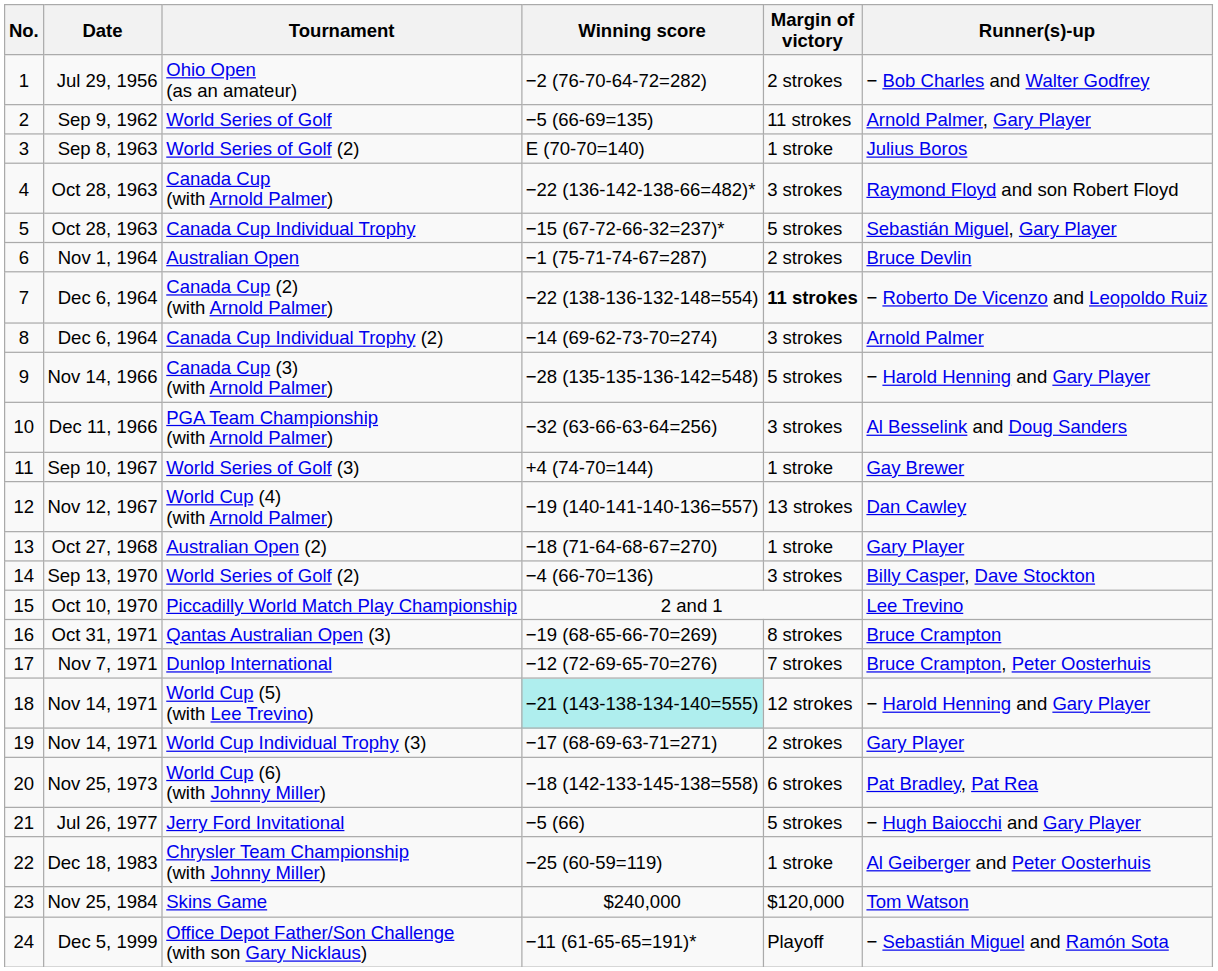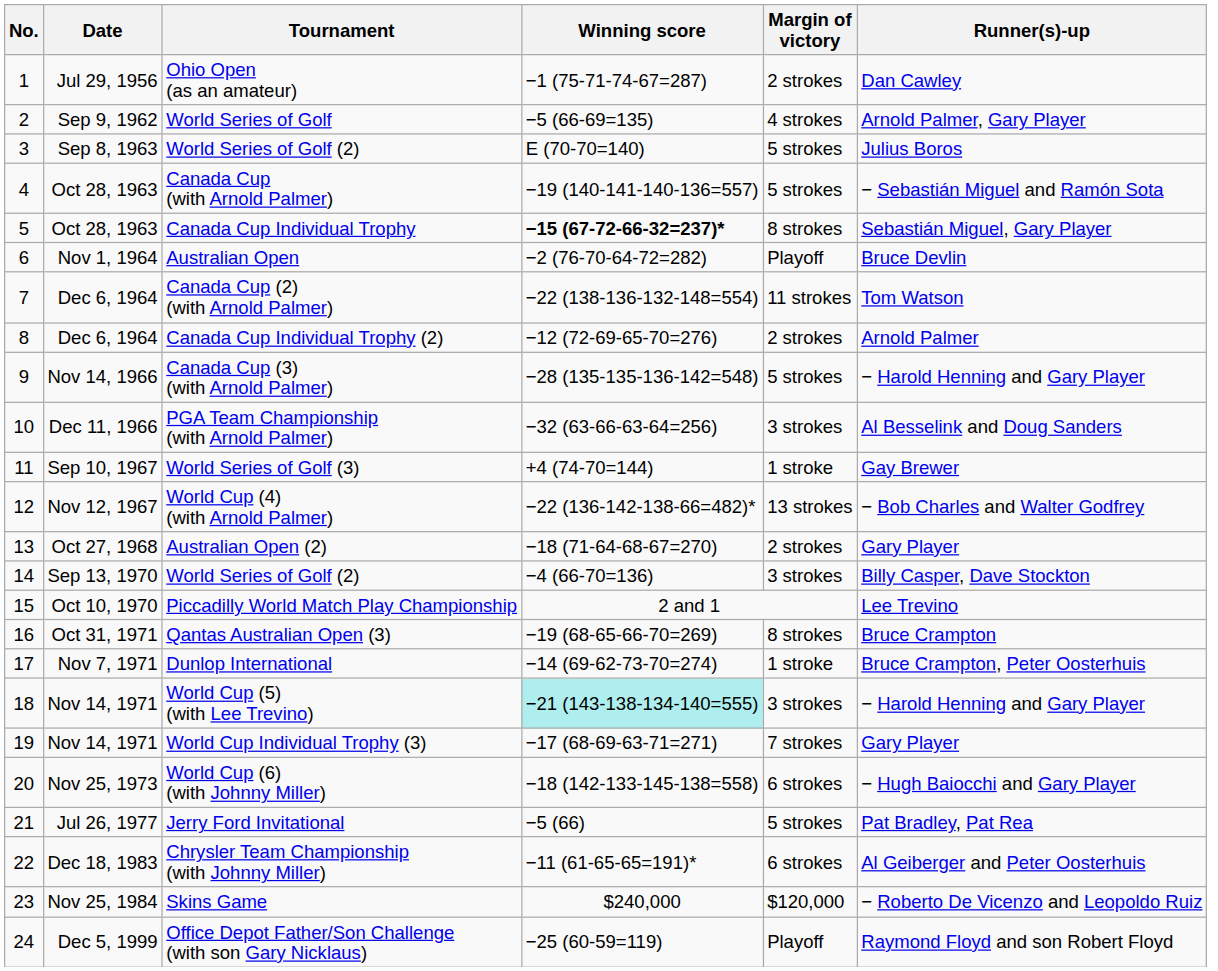(616, 80) −2 (76-70-64-72=282) -> (616, 80) −1 (75-71-74-67=287)
(1008, 80) − Bob Charles and Walter Godfrey -> (911, 80) Dan Cawley
(809, 120) 11 strokes -> (805, 120) 4 strokes
(800, 149) 1 stroke -> (805, 149) 5 strokes
(641, 189) −22 (136-142-138-66=482)* -> (642, 189) −19 (140-141-140-136=557)
(805, 189) 3 strokes -> (805, 189) 5 strokes
(1022, 189) Raymond Floyd and son Robert Floyd -> (1012, 189) − Sebastián Miguel and Ramón Sota
(625, 228) normal -> (625, 228) bold
(805, 228) 5 strokes -> (805, 228) 8 strokes
(616, 258) −1 (75-71-74-67=287) -> (616, 258) −2 (76-70-64-72=282)
(805, 258) 2 strokes -> (795, 258) Playoff
(812, 298) bold -> (809, 298) normal
(1037, 298) − Roberto De Vicenzo and Leopoldo Ruiz -> (912, 298) Tom Watson
(622, 337) −14 (69-62-73-70=274) -> (622, 337) −12 (72-69-65-70=276)
(805, 337) 3 strokes -> (805, 337) 2 strokes
(642, 507) −19 (140-141-140-136=557) -> (641, 507) −22 (136-142-138-66=482)*
(916, 507) Dan Cawley -> (1003, 507) − Bob Charles and Walter Godfrey
(800, 546) 1 stroke -> (805, 546) 2 strokes
(622, 664) −12 (72-69-65-70=276) -> (622, 664) −14 (69-62-73-70=274)
(805, 664) 7 strokes -> (800, 664) 1 stroke
(810, 703) 12 strokes -> (805, 703) 3 strokes
(805, 743) 2 strokes -> (805, 743) 7 strokes
(952, 783) Pat Bradley, Pat Rea -> (999, 783) − Hugh Baiocchi and Gary Player
(1004, 823) − Hugh Baiocchi and Gary Player -> (947, 823) Pat Bradley, Pat Rea
(594, 862) −25 (60-59=119) -> (611, 862) −11 (61-65-65=191)*
(800, 862) 1 stroke -> (805, 862) 6 strokes
(918, 902) Tom Watson -> (1032, 902) − Roberto De Vicenzo and Leopoldo Ruiz
(611, 942) −11 (61-65-65=191)* -> (594, 942) −25 (60-59=119)
(1018, 942) − Sebastián Miguel and Ramón Sota -> (1017, 942) Raymond Floyd and son Robert Floyd
